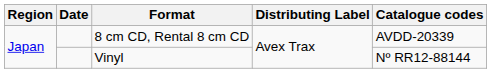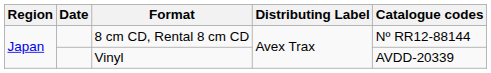(415, 36) AVDD-20339 -> (423, 36) Nº RR12-88144
(423, 57) Nº RR12-88144 -> (415, 57) AVDD-20339
